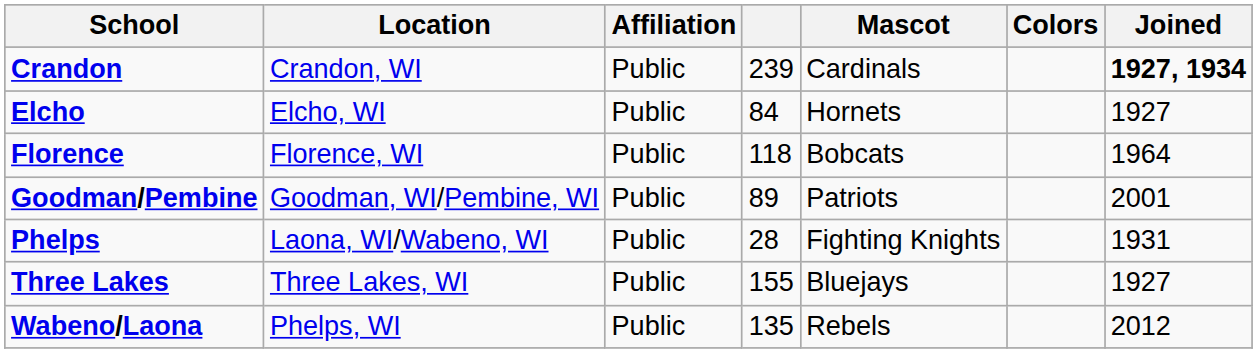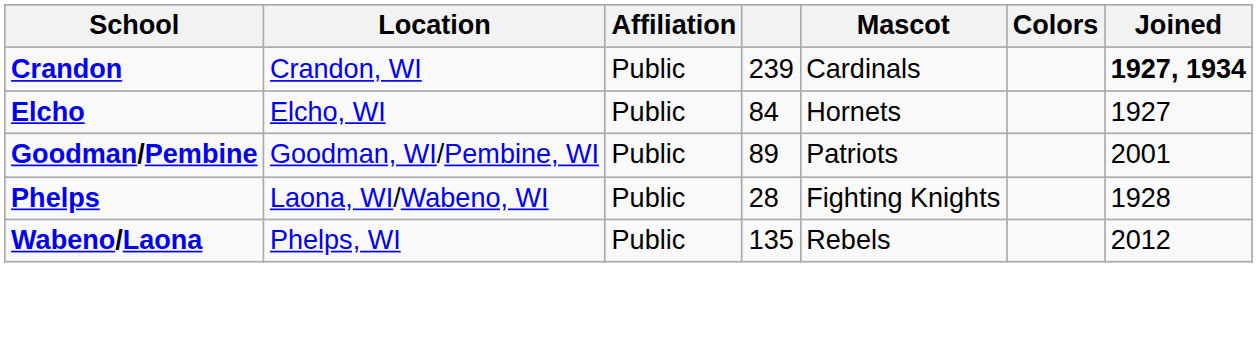- row: (67, 154)
(1141, 240) 1931 -> (1141, 197) 1928
- row: (90, 283)
